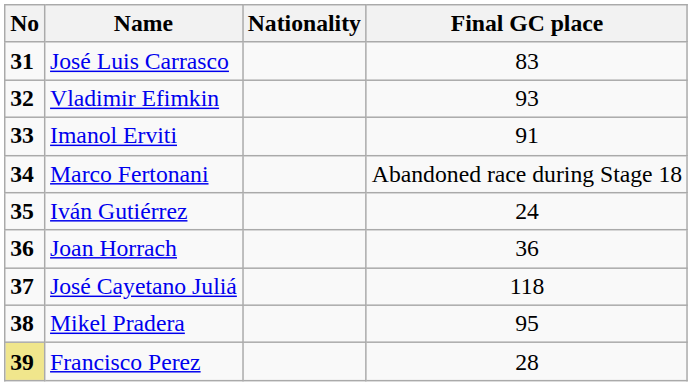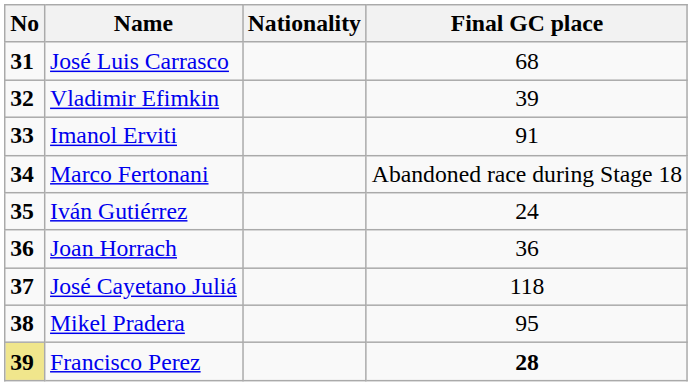(527, 60) 83 -> (527, 60) 68
(527, 98) 93 -> (527, 98) 39
(527, 361) normal -> (527, 361) bold
